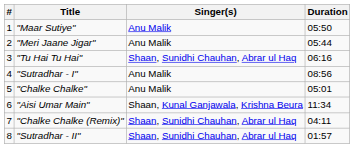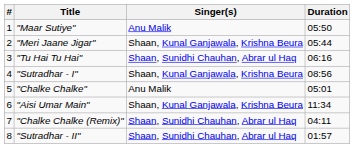(150, 43) Anu Malik -> (216, 43) Shaan, Kunal Ganjawala, Krishna Beura
(150, 74) Anu Malik -> (216, 74) Shaan, Kunal Ganjawala, Krishna Beura
